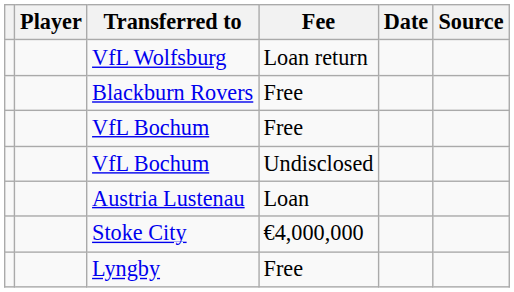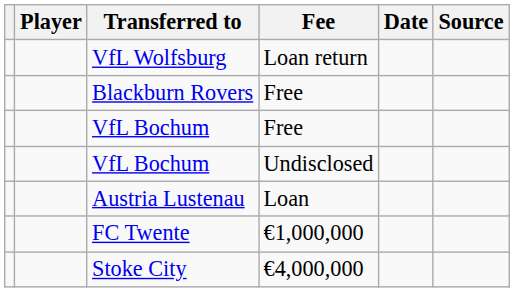+ row: (141, 233)
- row: (126, 269)
